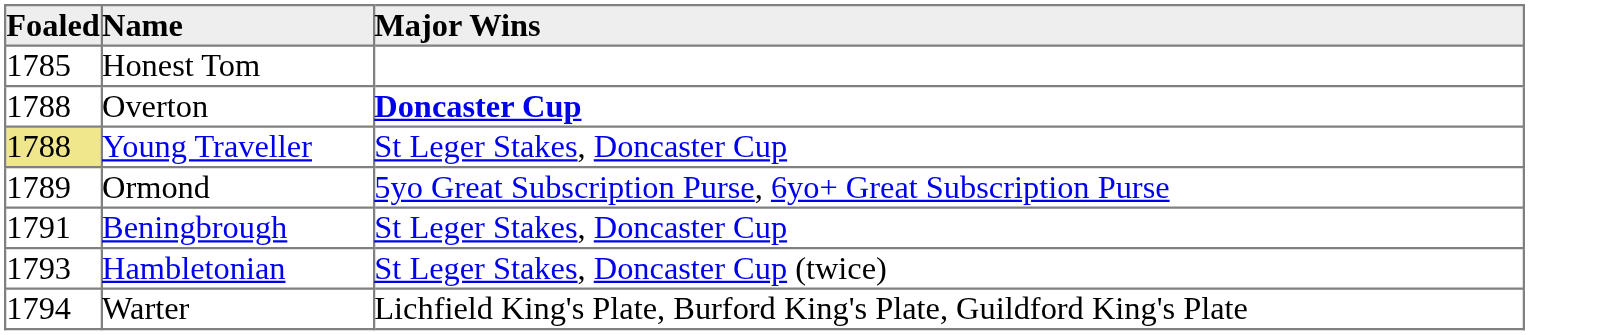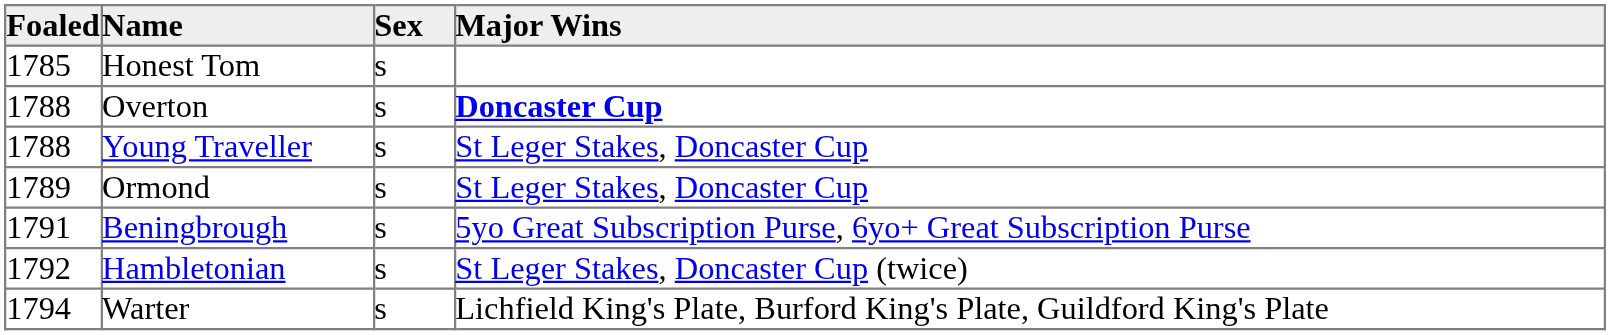+ column: (399, 24)
(39, 146) khaki background -> (39, 146) no background
(772, 186) 5yo Great Subscription Purse, 6yo+ Great Subscription Purse -> (662, 186) St Leger Stakes, Doncaster Cup
(581, 227) St Leger Stakes, Doncaster Cup -> (853, 227) 5yo Great Subscription Purse, 6yo+ Great Subscription Purse
(39, 267) 1793 -> (39, 267) 1792
